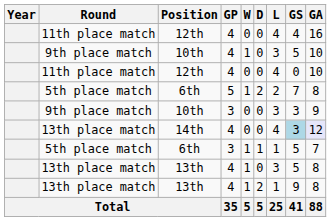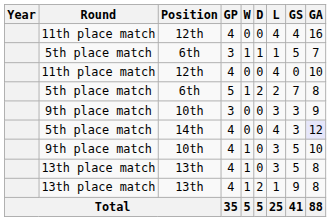rows swapped: (189, 53) <-> (189, 149)
(98, 130) 13th place match -> (98, 130) 5th place match
(296, 130) lightblue background -> (296, 130) no background
